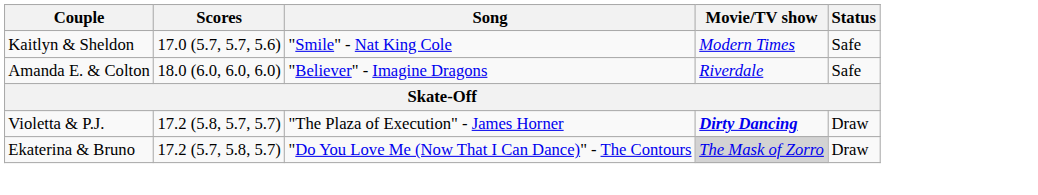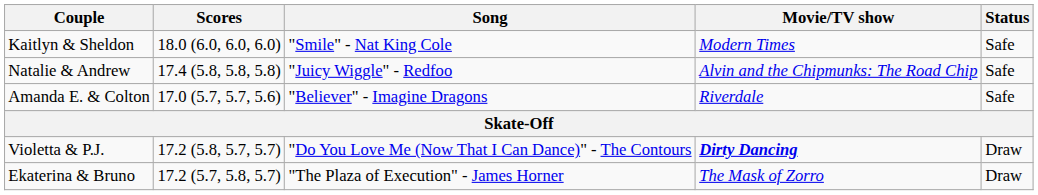(219, 44) 17.0 (5.7, 5.7, 5.6) -> (219, 44) 18.0 (6.0, 6.0, 6.0)
+ row: (69, 70)
(219, 70) 18.0 (6.0, 6.0, 6.0) -> (219, 96) 17.0 (5.7, 5.7, 5.6)
(426, 123) "The Plaza of Execution" - James Horner -> (490, 149) "Do You Love Me (Now That I Can Dance)" - The Contours
(490, 149) "Do You Love Me (Now That I Can Dance)" - The Contours -> (426, 176) "The Plaza of Execution" - James Horner
(762, 149) lightgrey background -> (762, 176) no background
